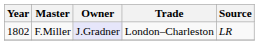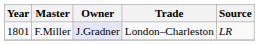(18, 31) 1802 -> (18, 31) 1801
